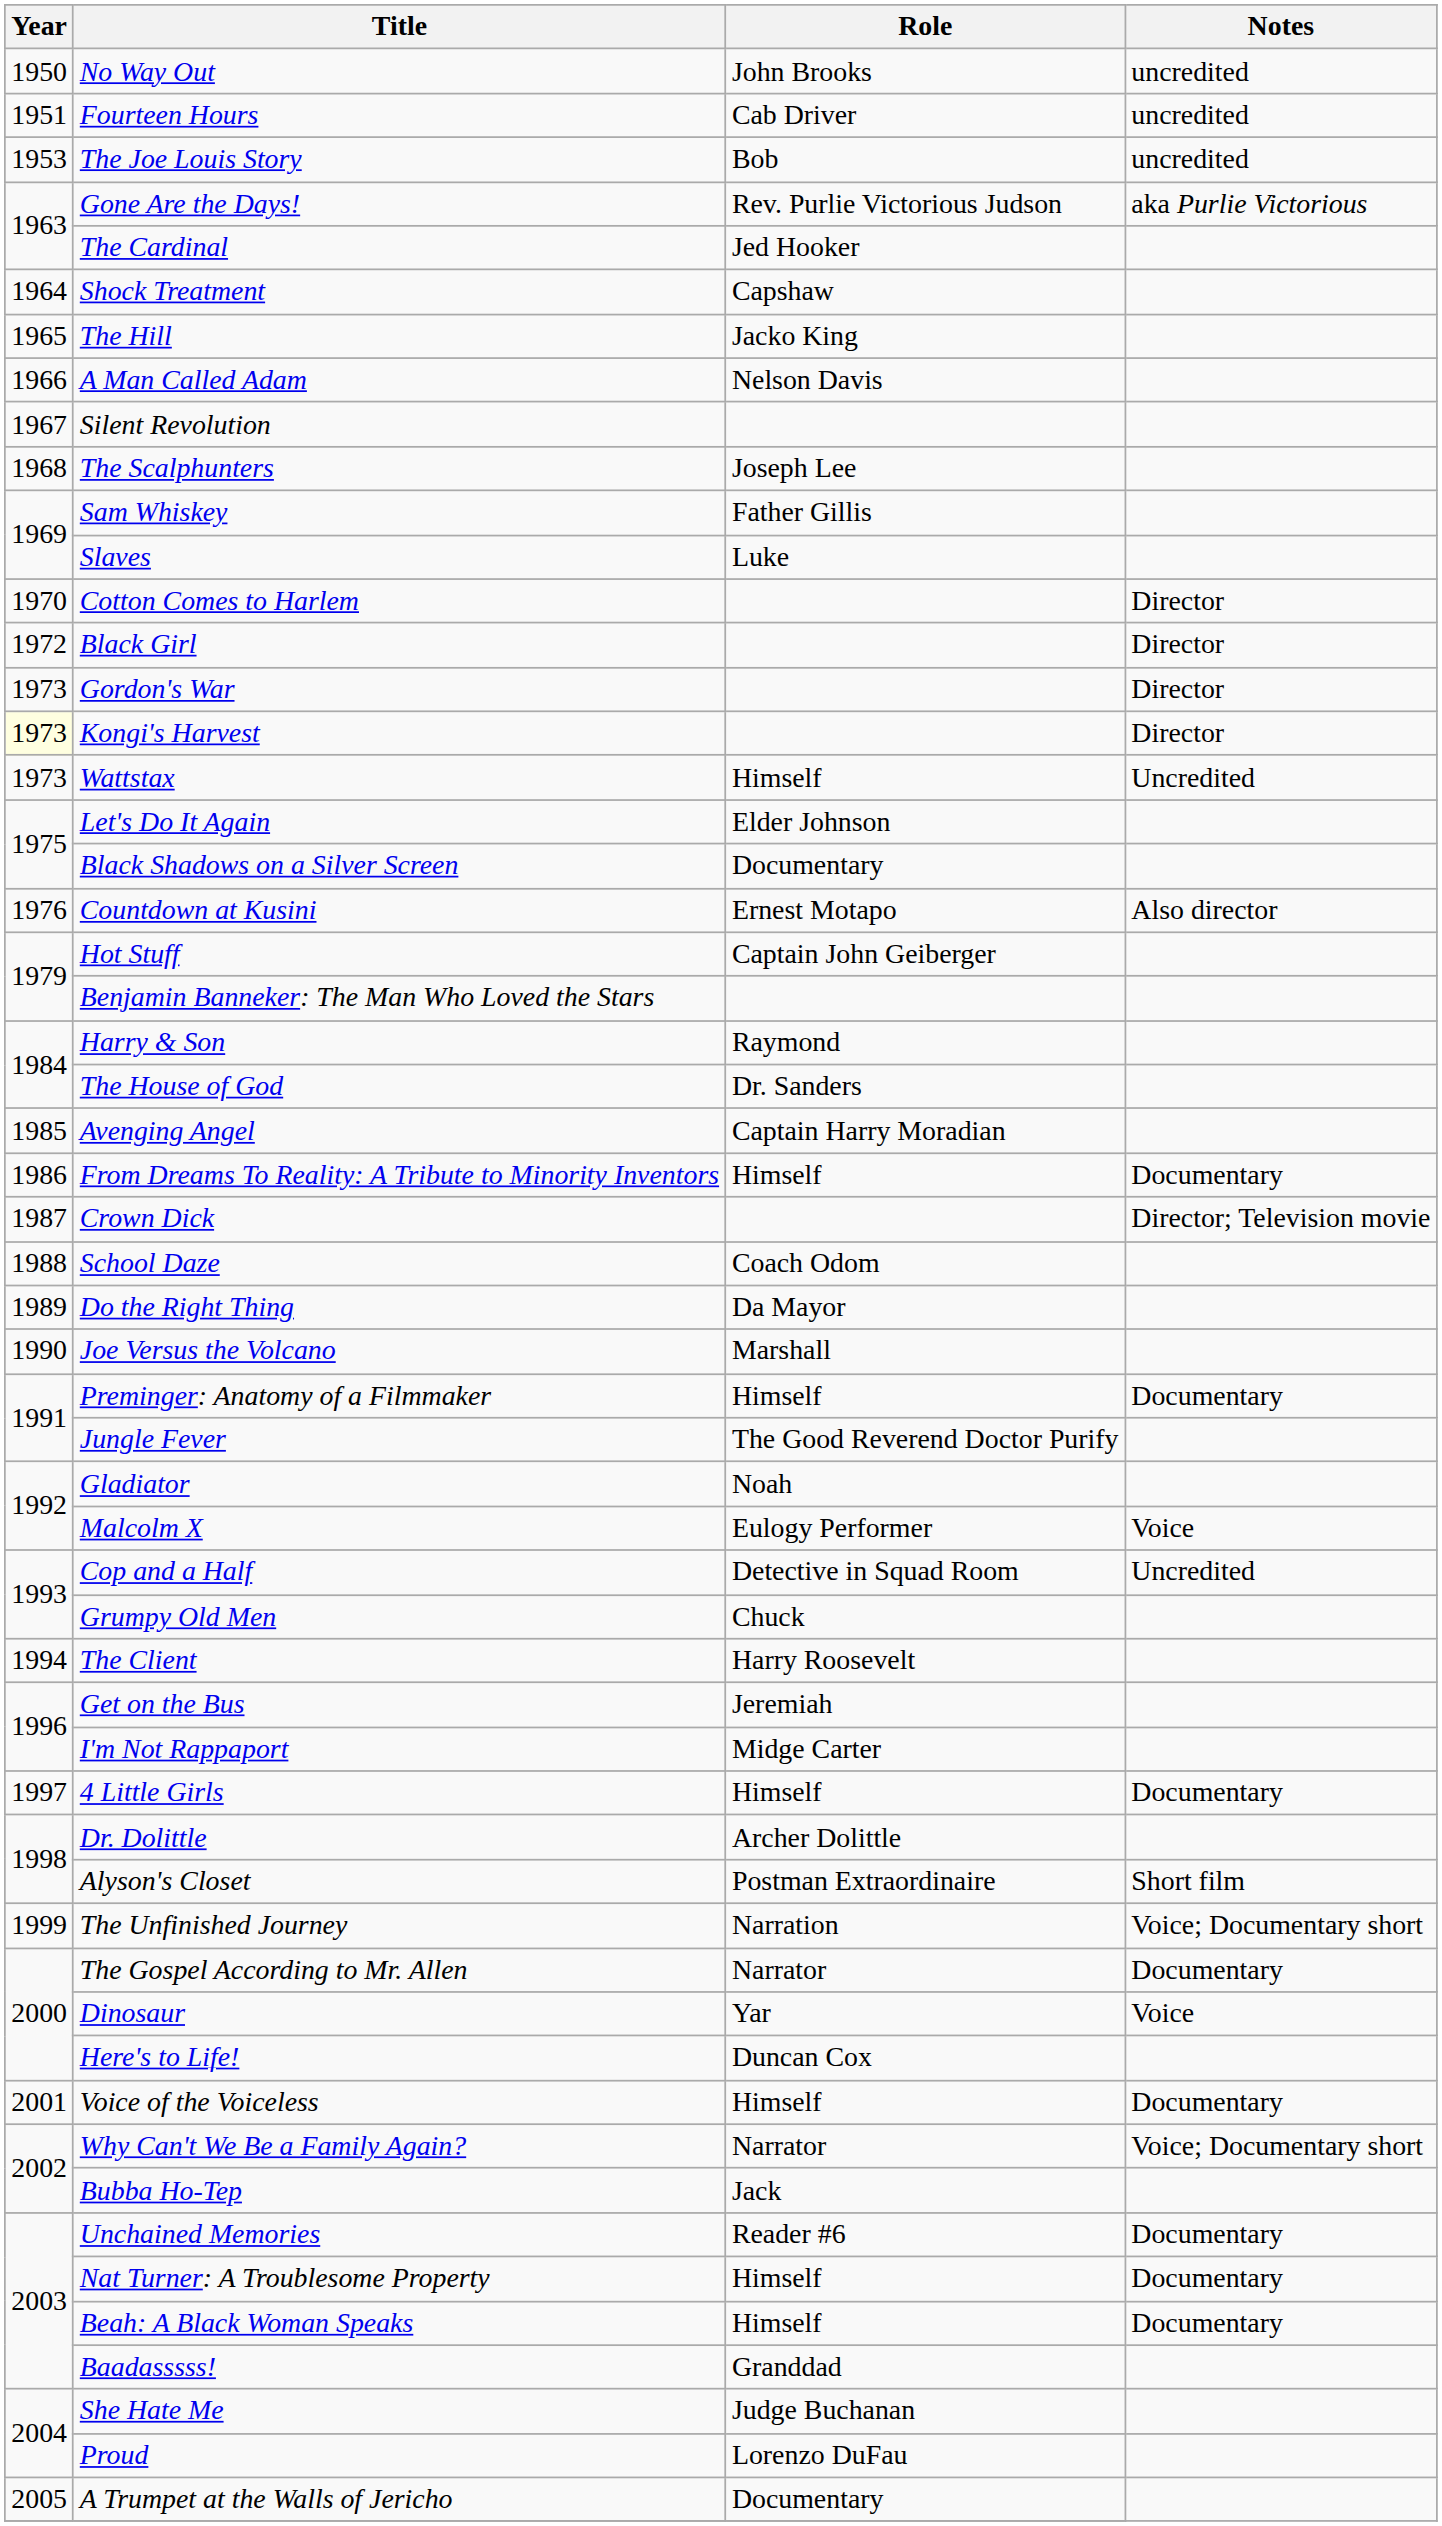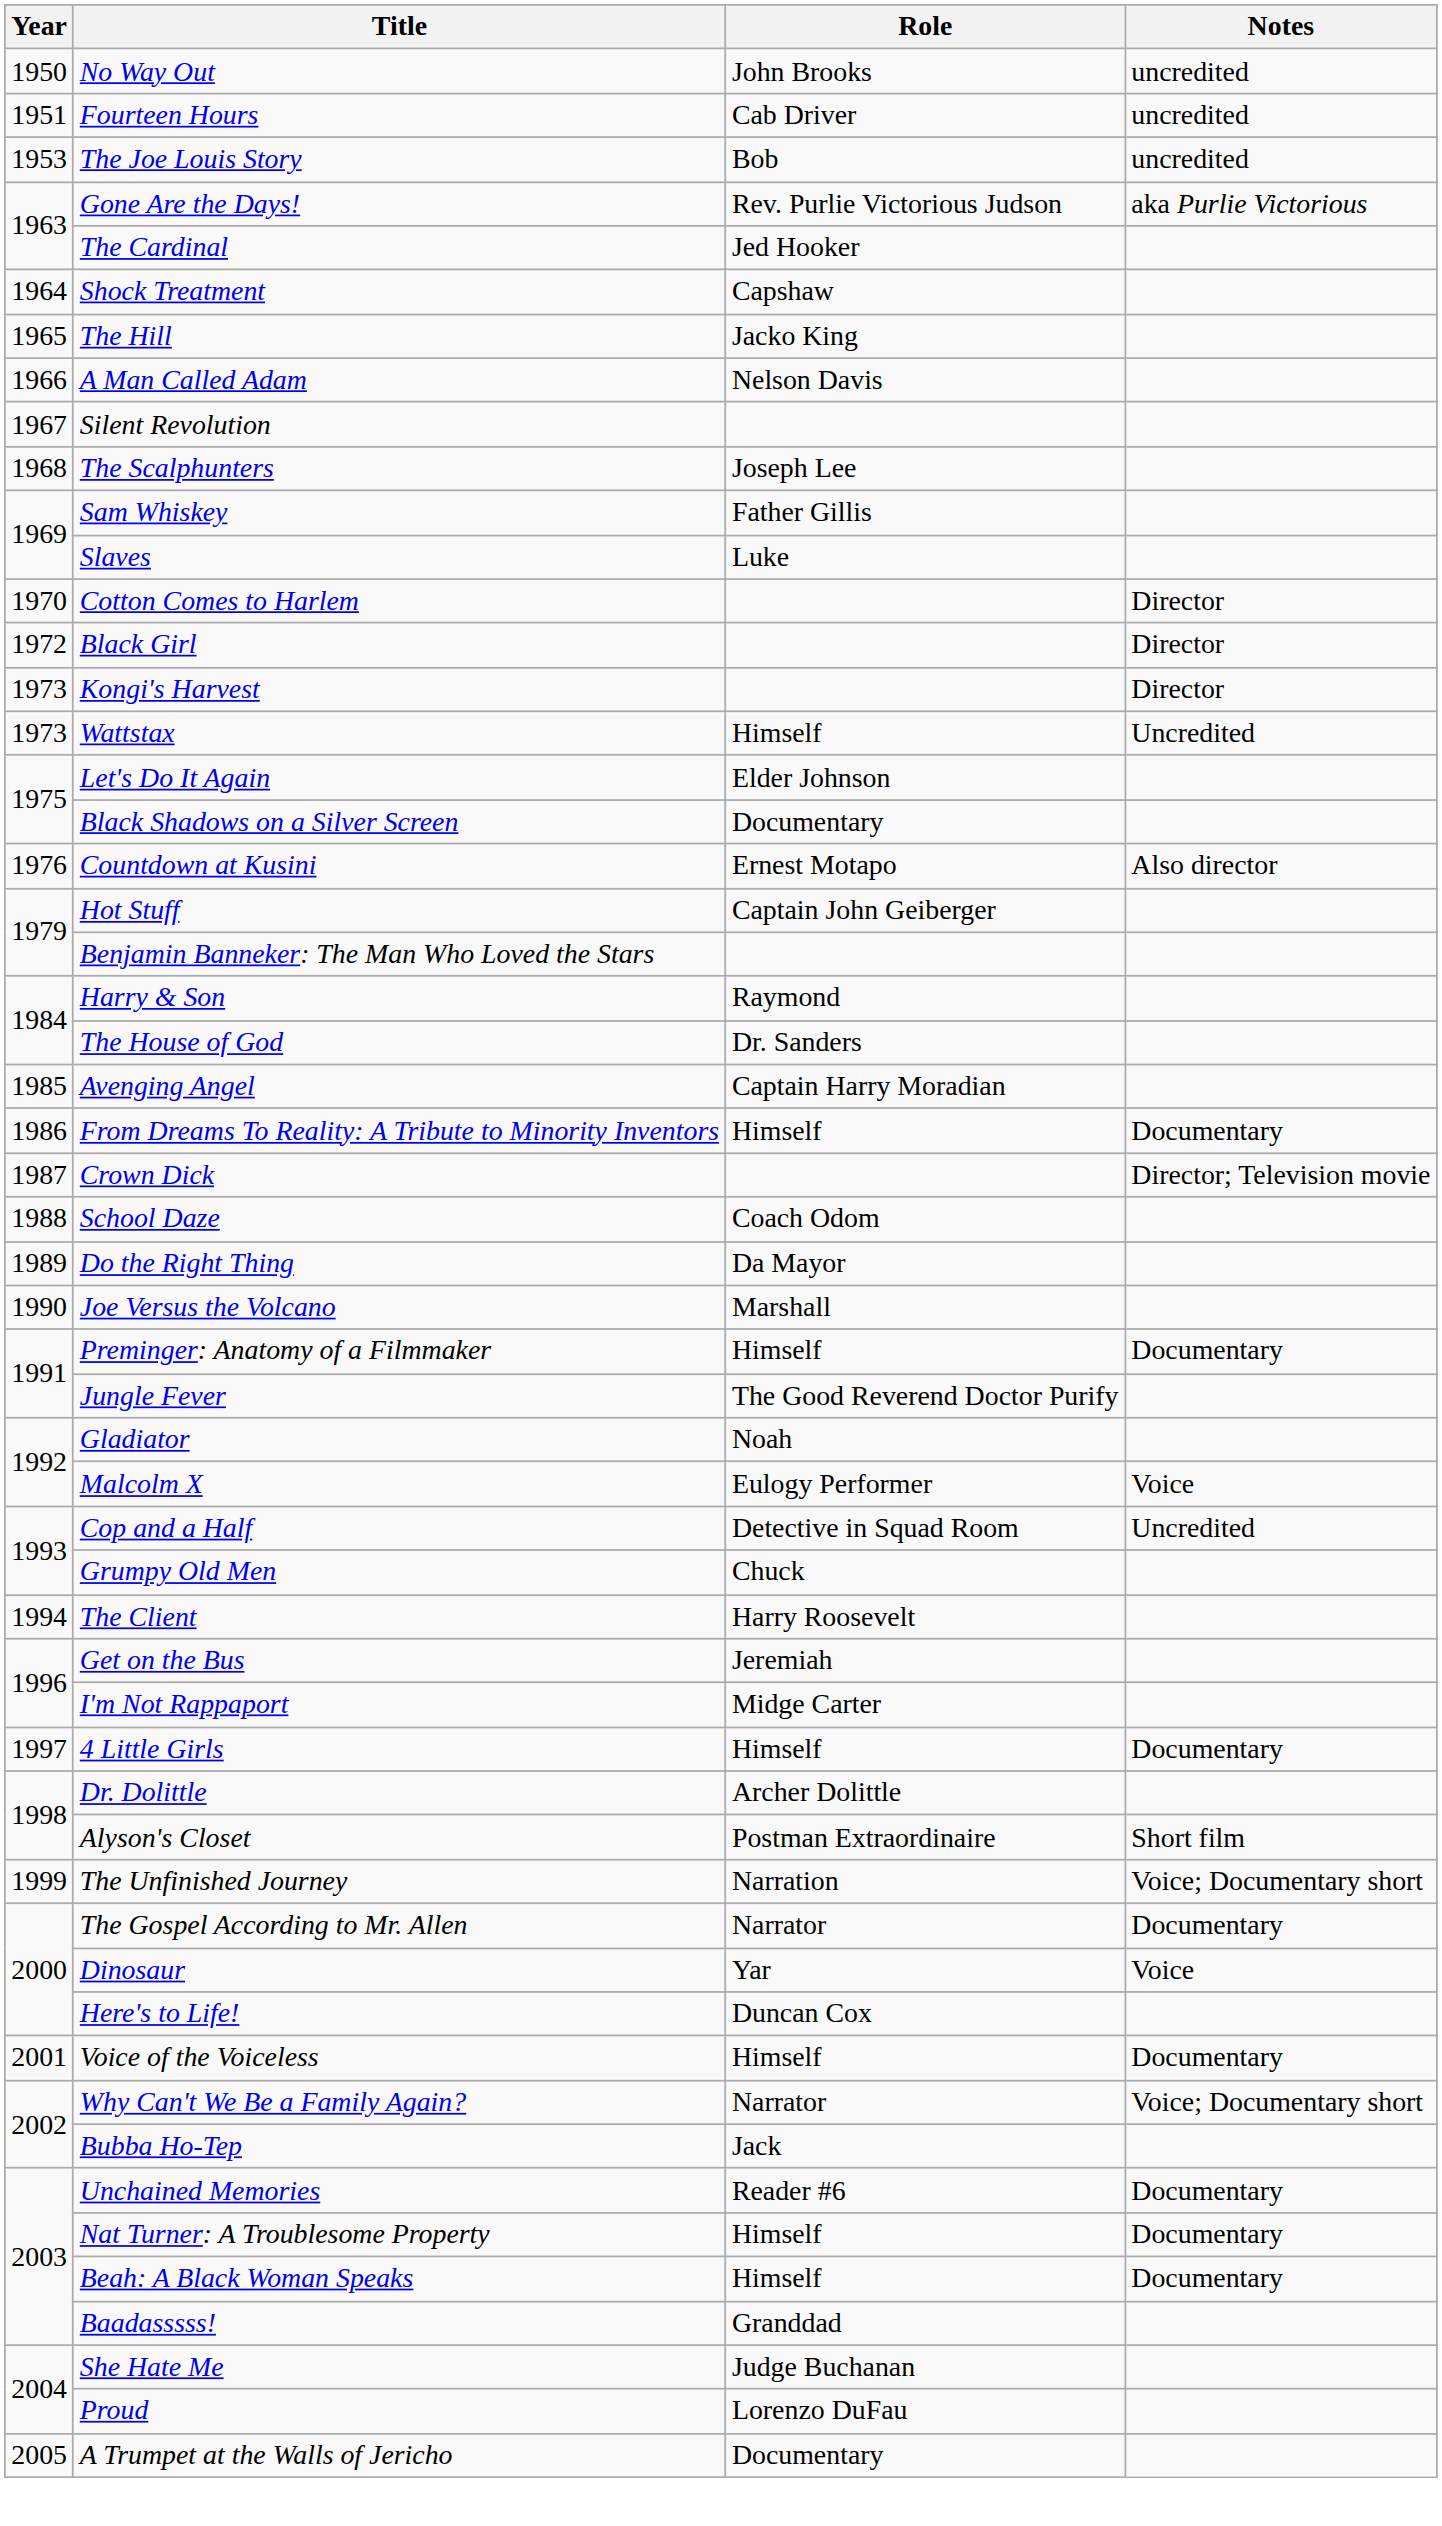- row: (157, 688)
(39, 733) lightyellow background -> (39, 688) no background
